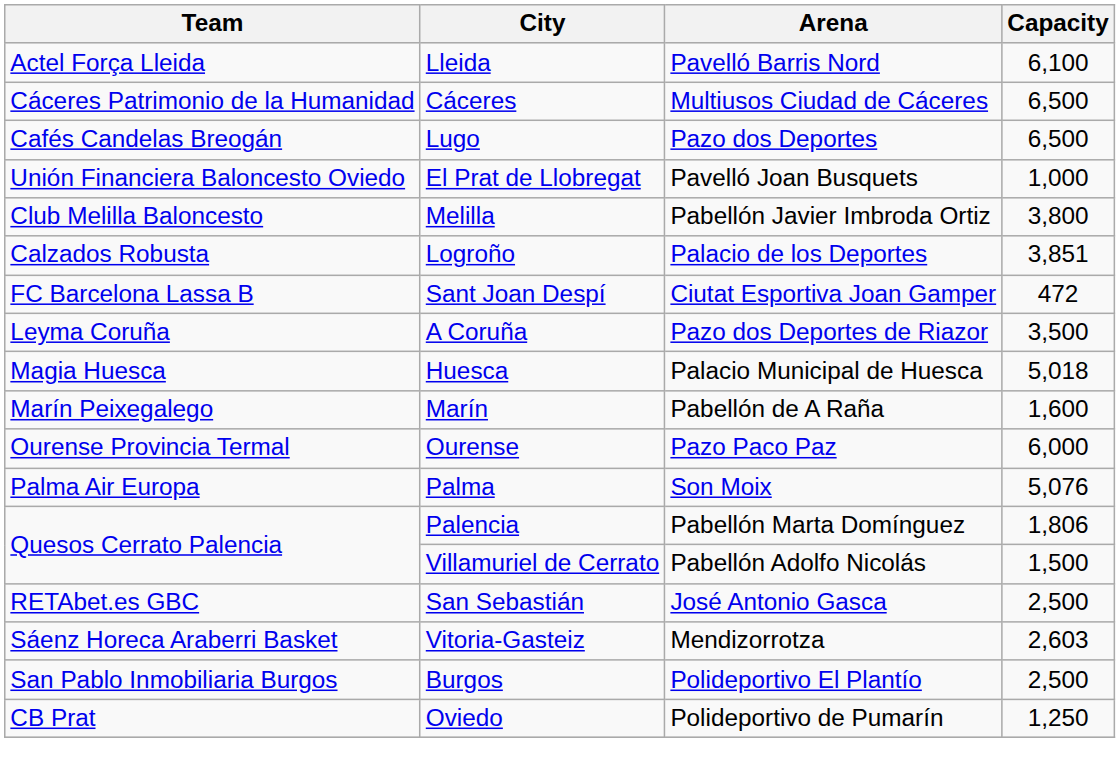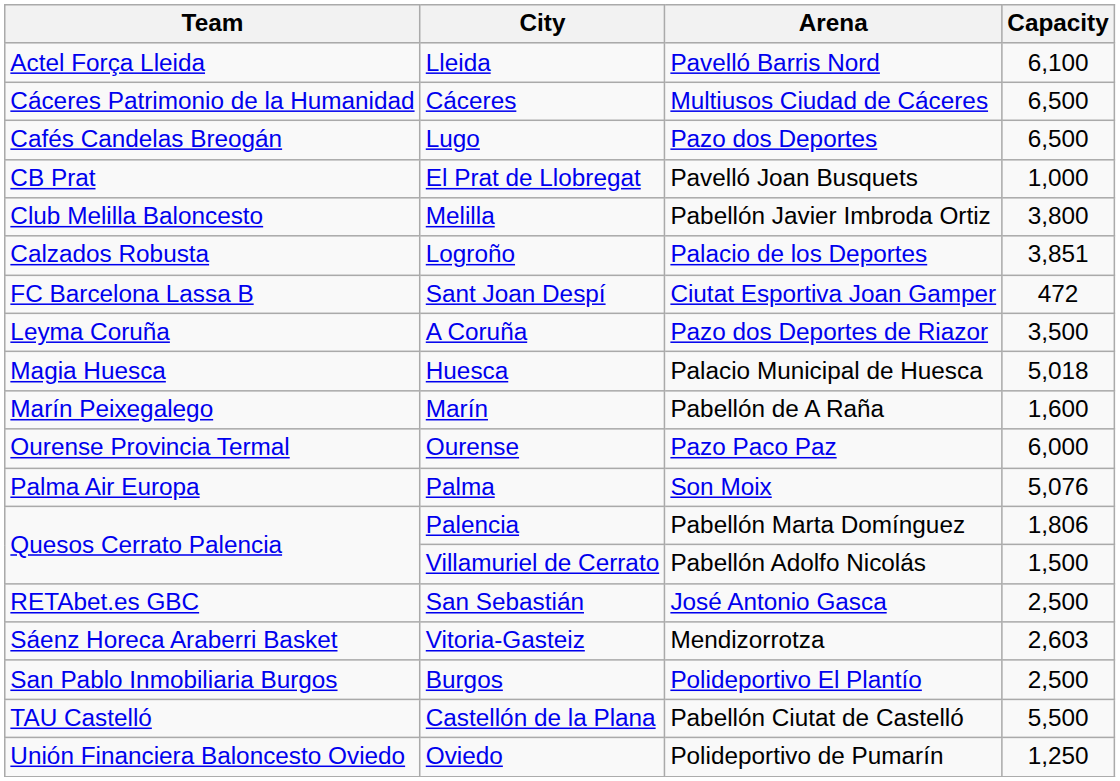(208, 178) Unión Financiera Baloncesto Oviedo -> (53, 178) CB Prat
+ row: (541, 718)
(53, 718) CB Prat -> (208, 756) Unión Financiera Baloncesto Oviedo
